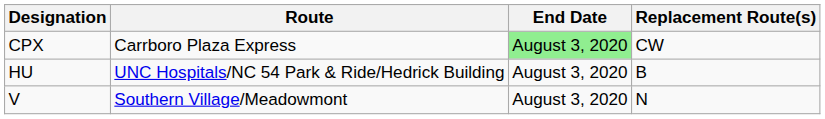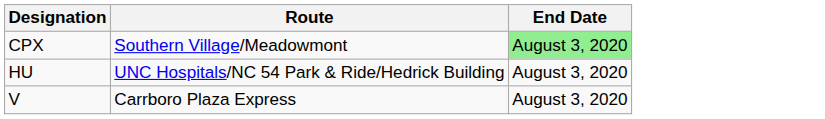- column: (726, 18)
(205, 45) Carrboro Plaza Express -> (231, 45) Southern Village/Meadowmont
(231, 99) Southern Village/Meadowmont -> (205, 99) Carrboro Plaza Express
